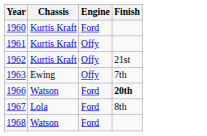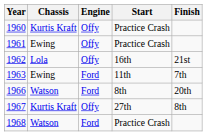+ column: (142, 12)
(90, 28) Ford -> (90, 28) Offy
(53, 44) Kurtis Kraft -> (43, 44) Ewing
(53, 59) Kurtis Kraft -> (39, 59) Lola
(90, 75) Offy -> (90, 75) Ford
(123, 91) bold -> (183, 91) normal
(39, 107) Lola -> (53, 107) Kurtis Kraft
(90, 107) Ford -> (90, 107) Offy
